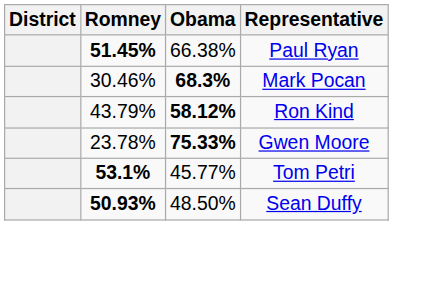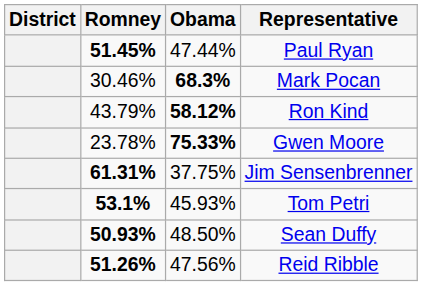(203, 50) 66.38% -> (203, 50) 47.44%
+ row: (329, 173)
(203, 173) 45.77% -> (203, 204) 45.93%
+ row: (329, 265)
